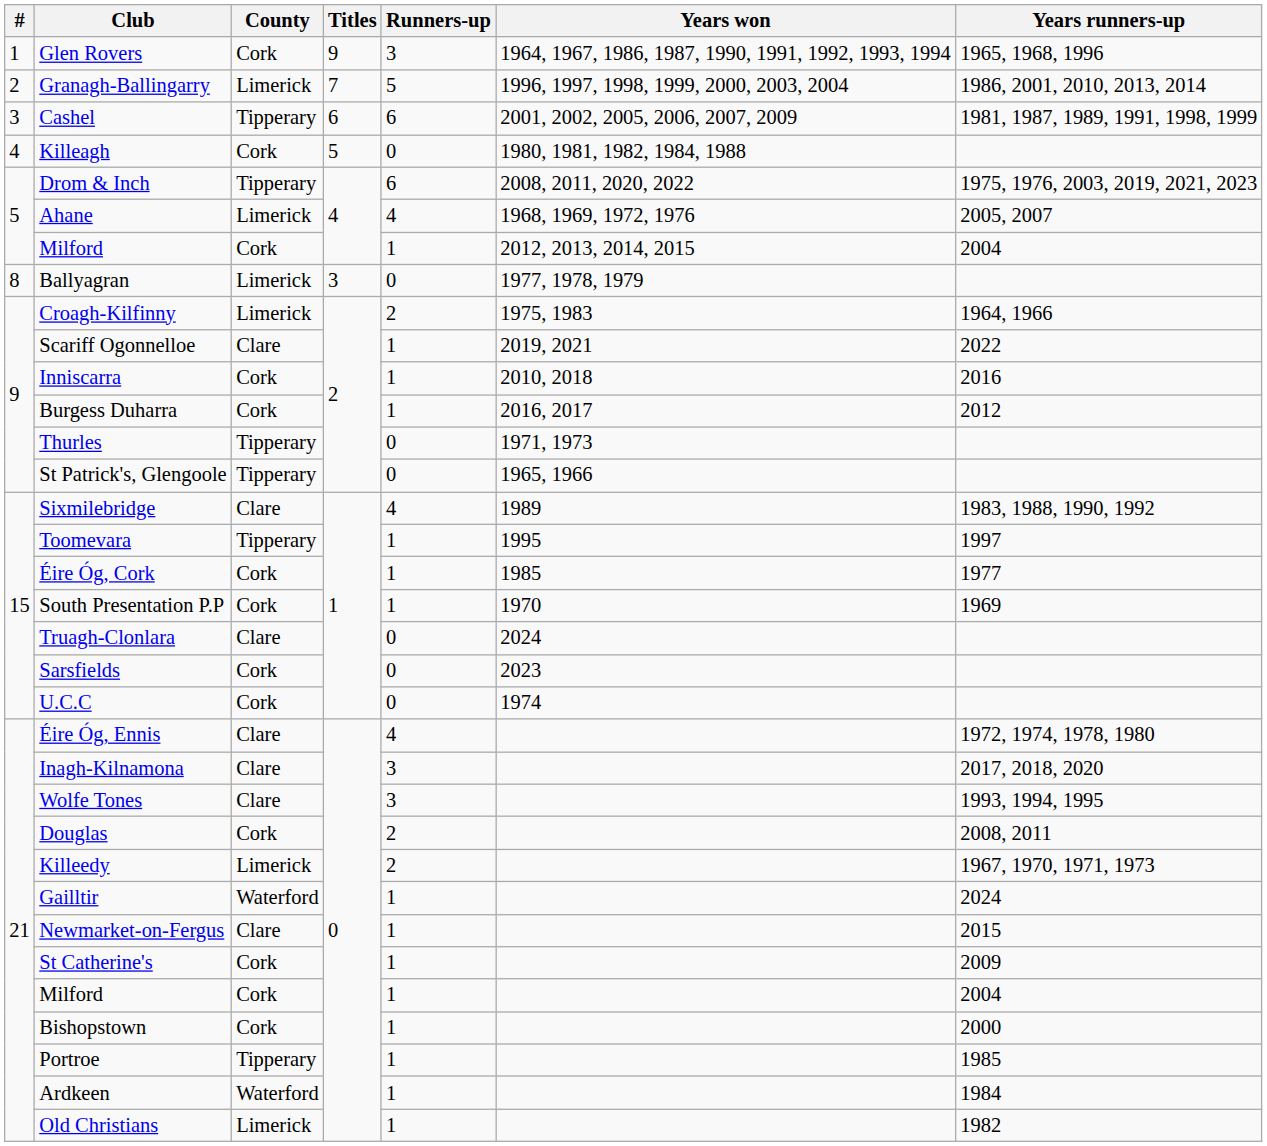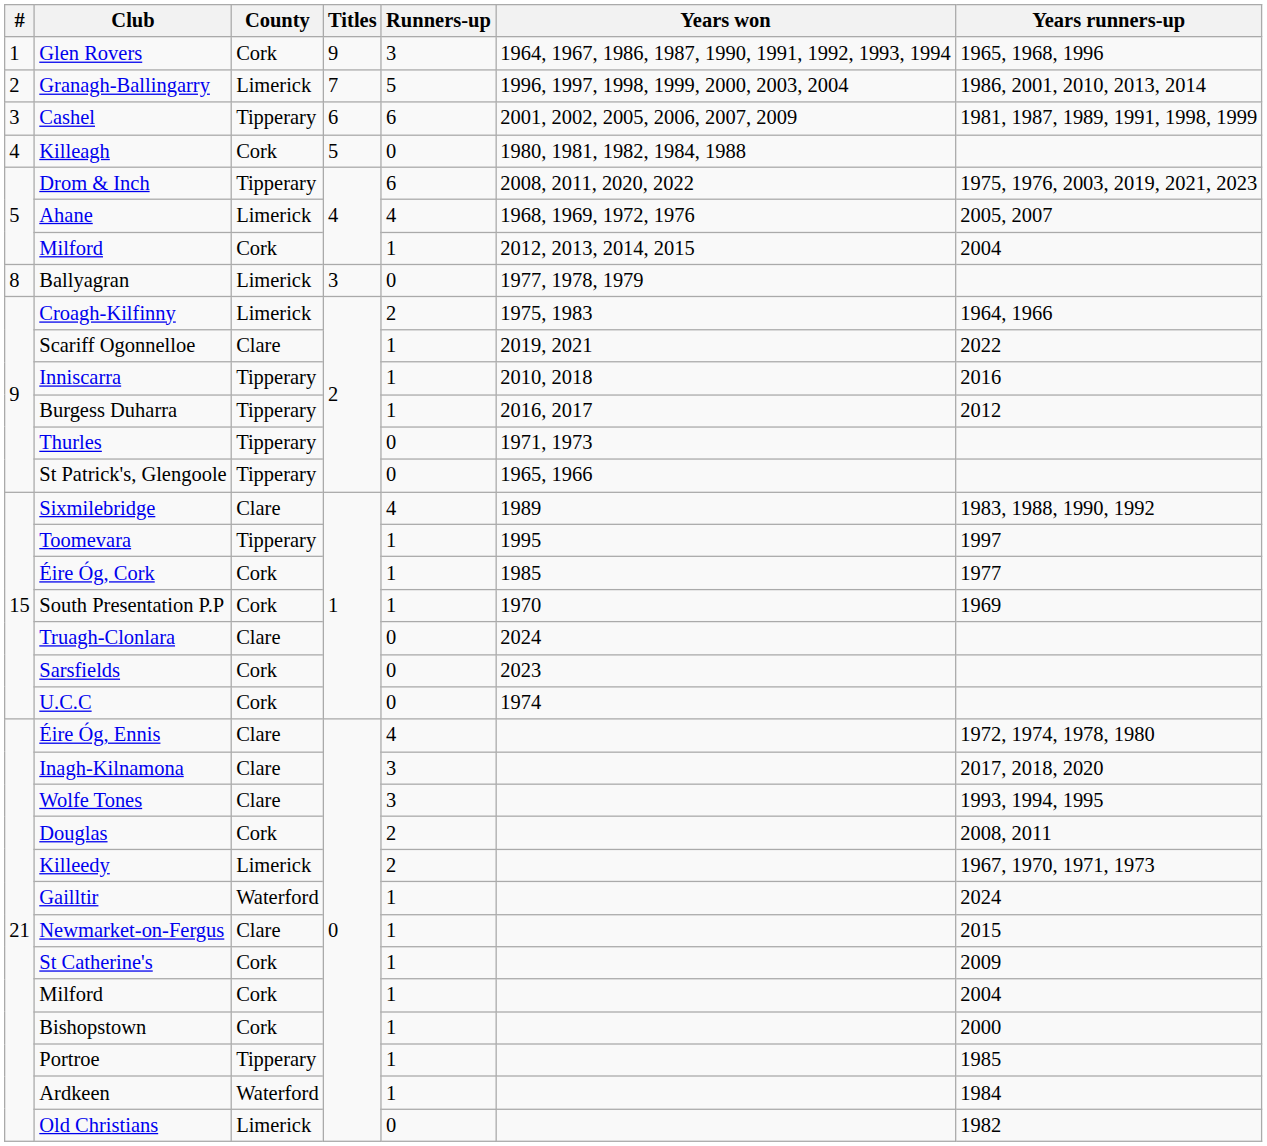(257, 378) Cork -> (276, 378) Tipperary
(257, 410) Cork -> (276, 410) Tipperary
(391, 1125) 1 -> (391, 1125) 0
